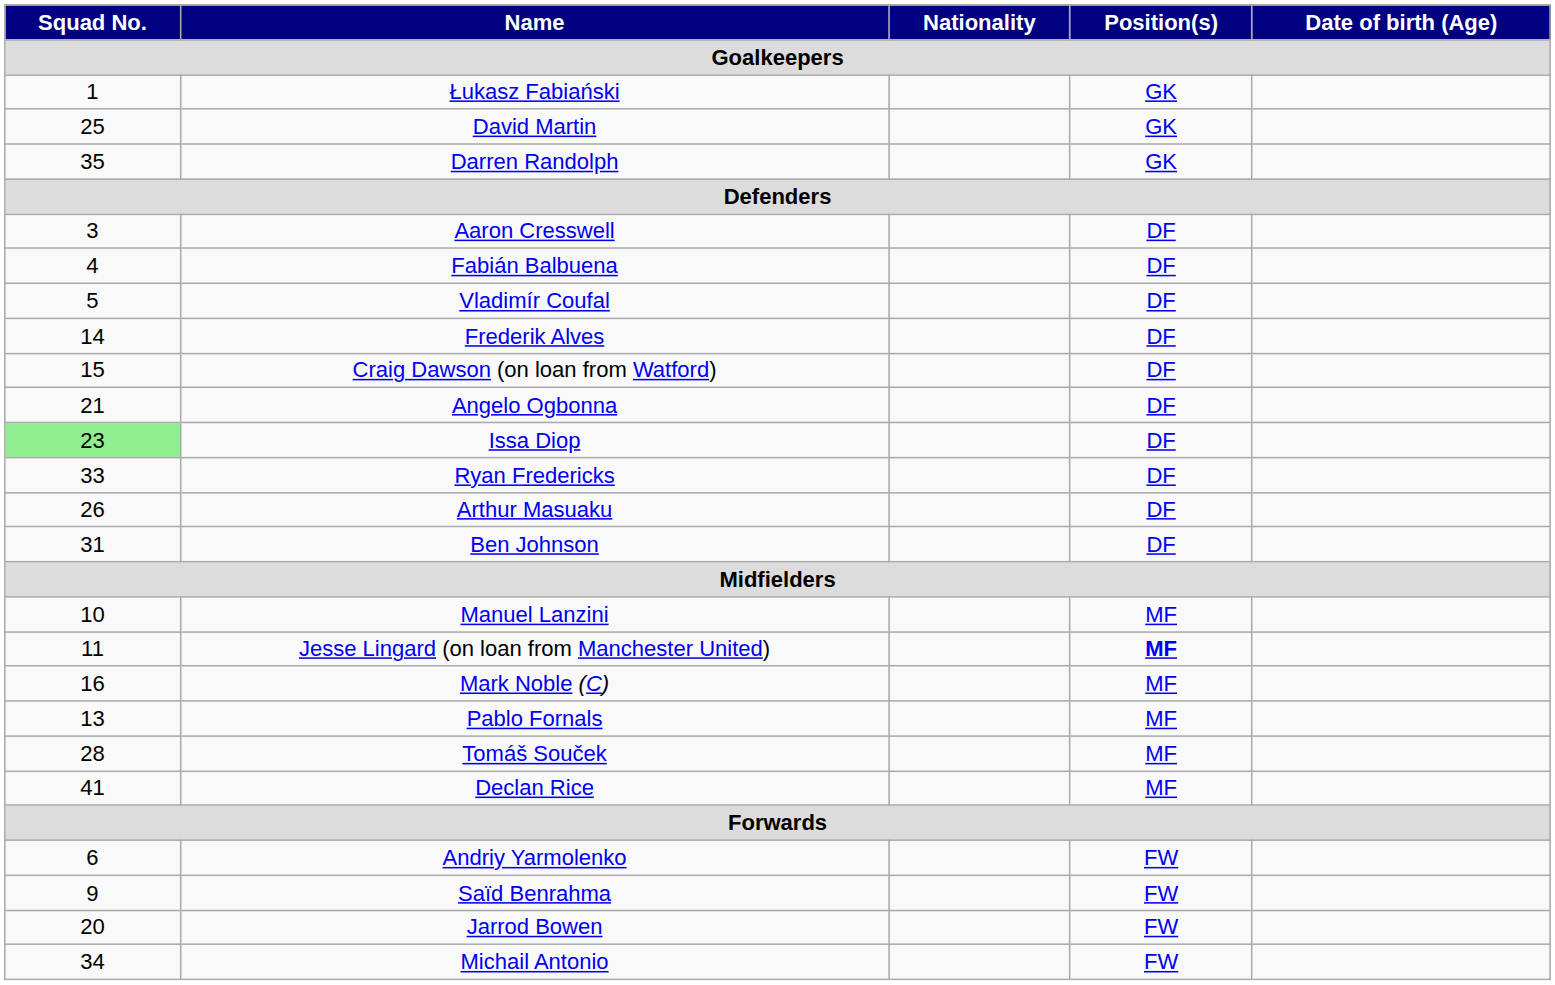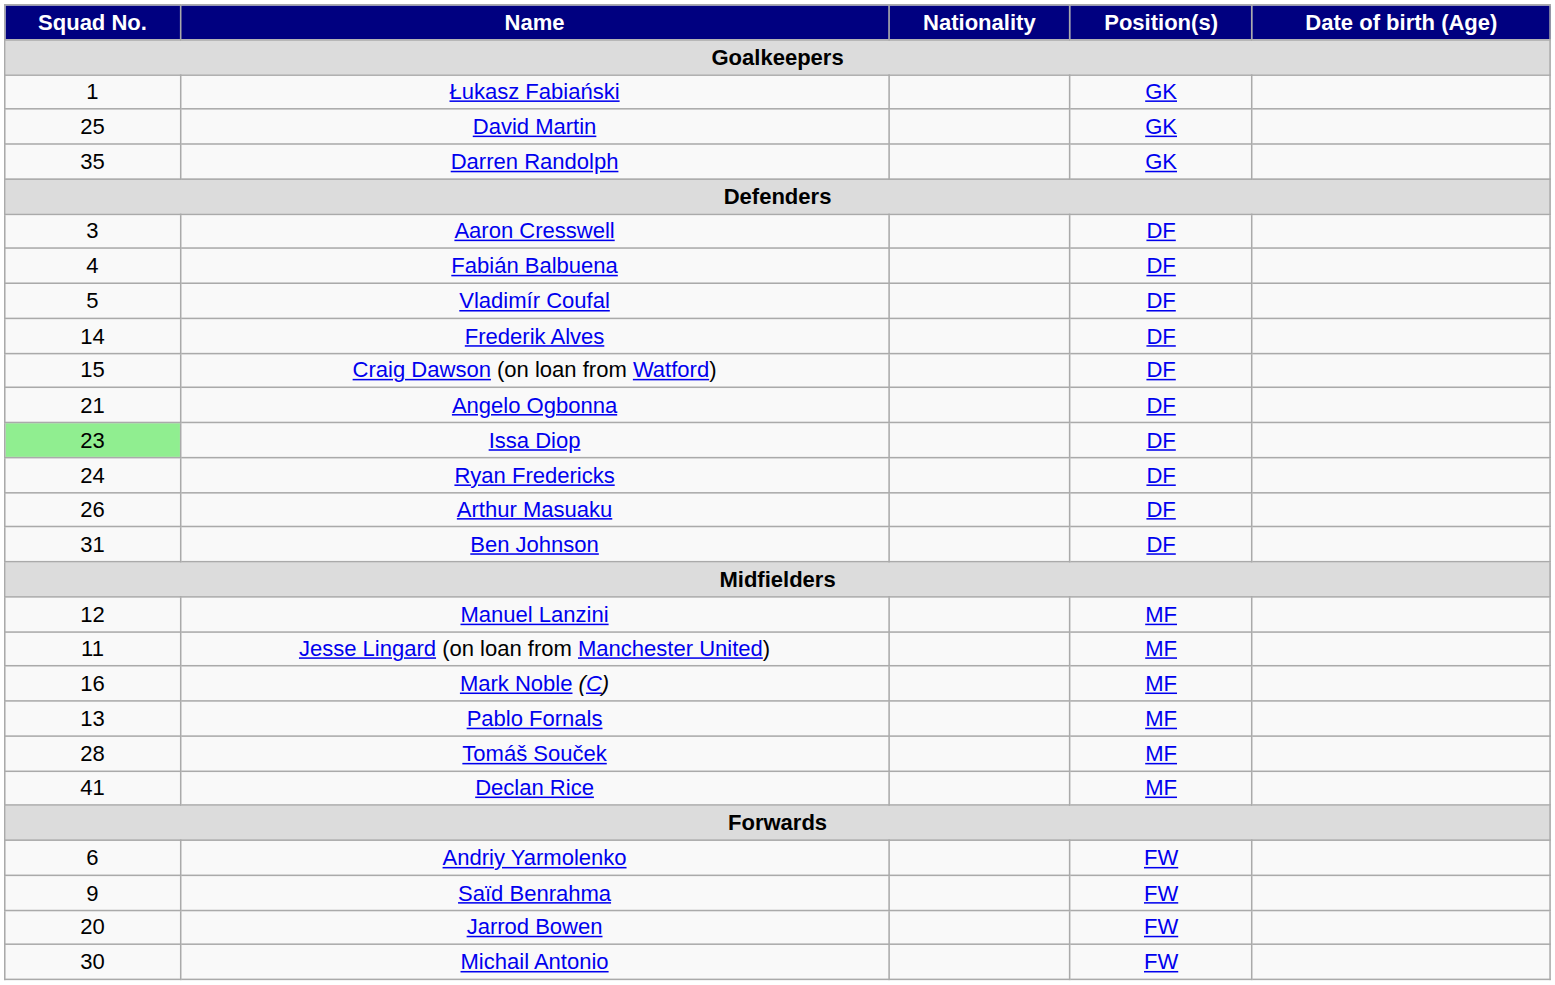(92, 475) 33 -> (92, 475) 24
(92, 614) 10 -> (92, 614) 12
(1161, 649) bold -> (1161, 649) normal
(92, 962) 34 -> (92, 962) 30
